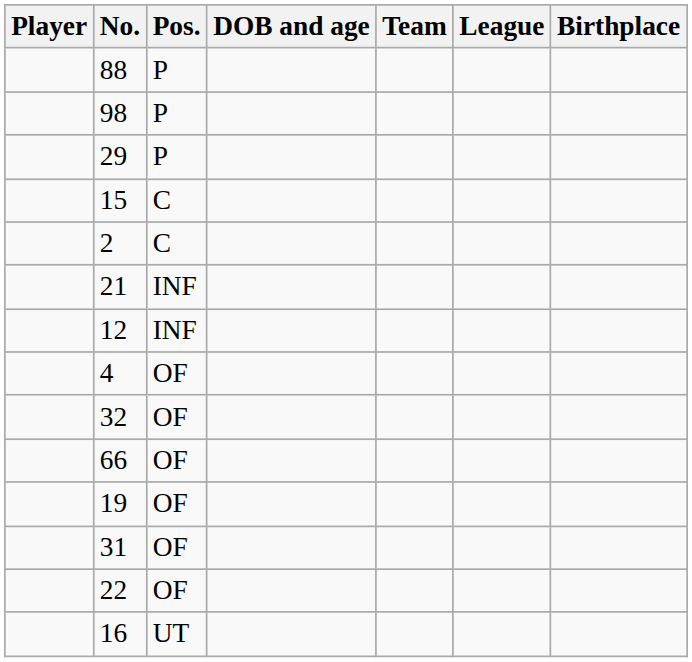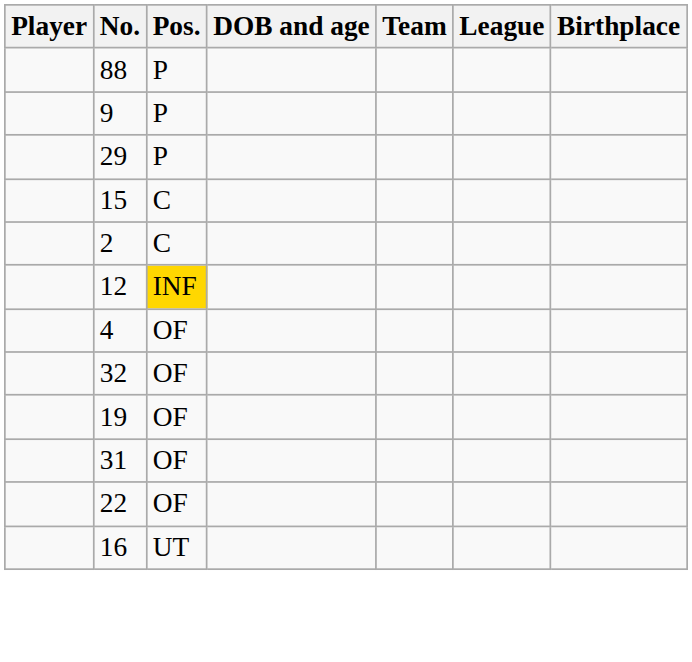- row: (113, 112)
+ row: (107, 112)
- row: (113, 286)
(175, 329) no background -> (175, 286) gold background
- row: (113, 460)
